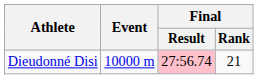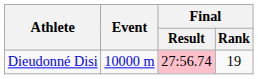(234, 62) 21 -> (234, 62) 19
